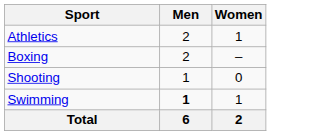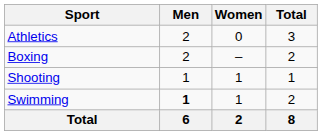+ column: (291, 15)
(239, 36) 1 -> (239, 36) 0
(239, 78) 0 -> (239, 78) 1
